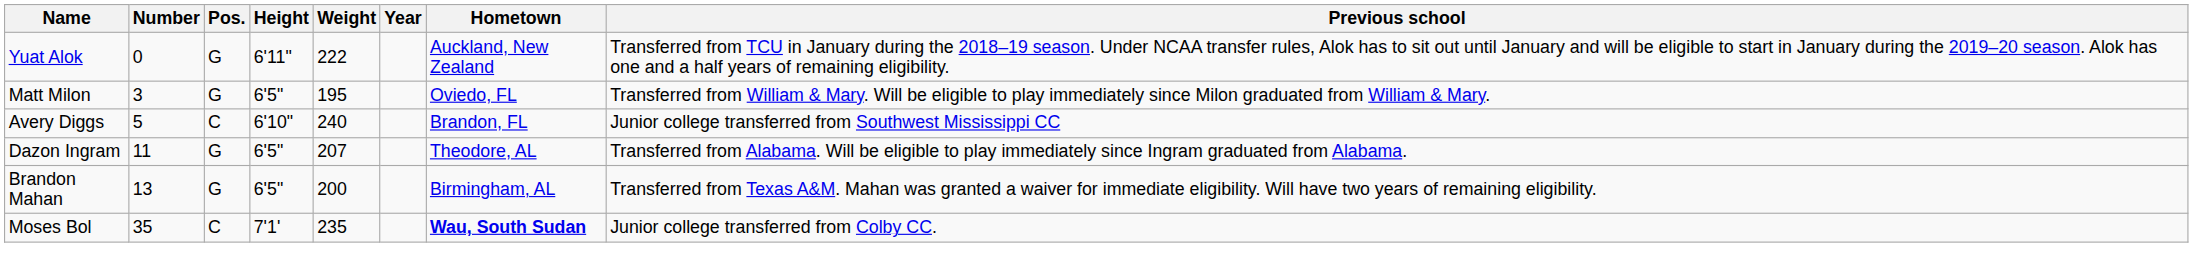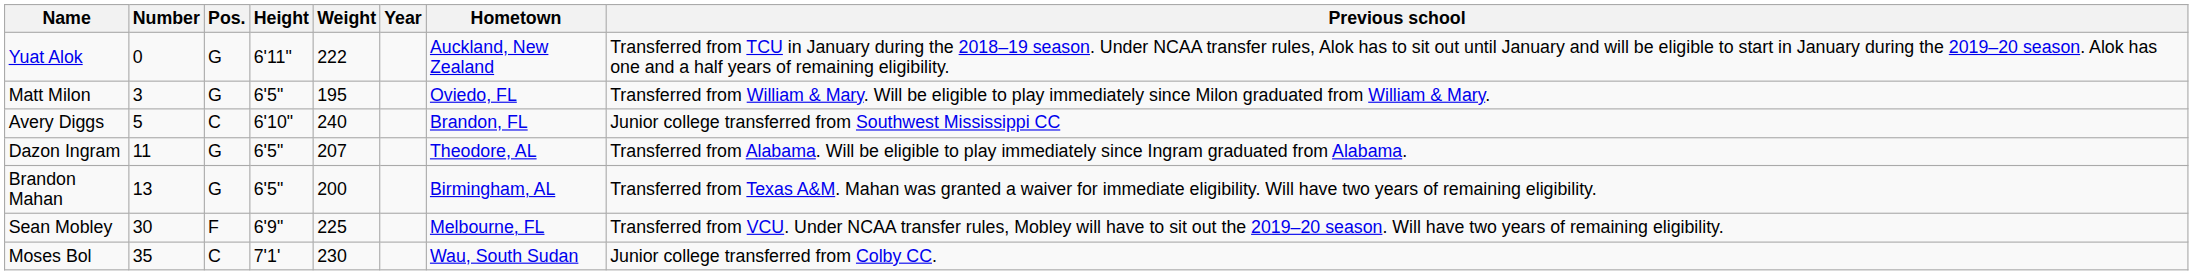+ row: (60, 227)
(332, 227) 235 -> (332, 255) 230
(508, 227) bold -> (504, 255) normal
